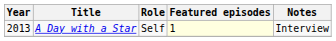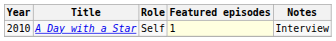(19, 29) 2013 -> (19, 29) 2010
